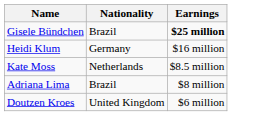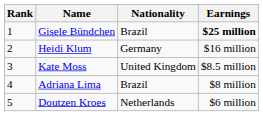+ column: (20, 13)
(116, 66) Netherlands -> (158, 66) United Kingdom
(127, 102) United Kingdom -> (147, 102) Netherlands
